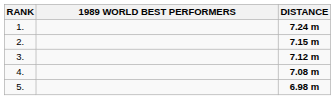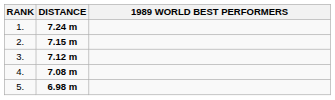columns swapped: (157, 12) <-> (304, 12)
